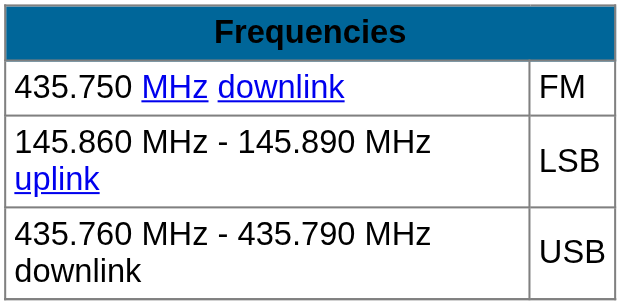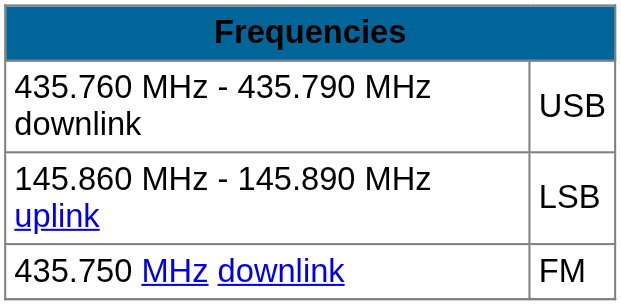rows swapped: (179, 87) <-> (223, 252)
